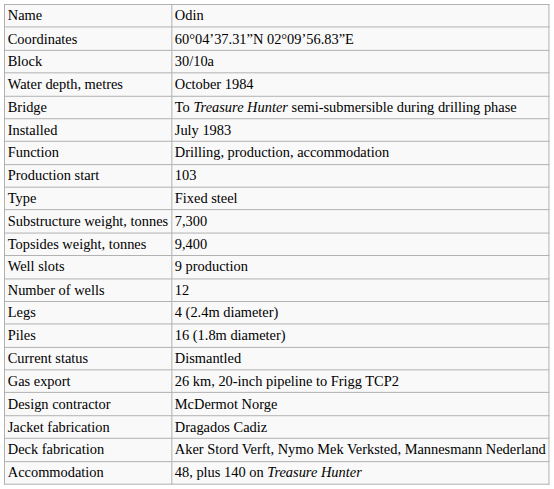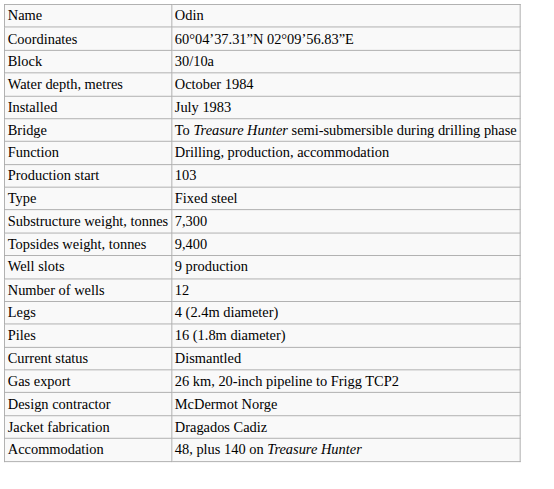rows swapped: (27, 107) <-> (33, 130)
- row: (56, 449)
